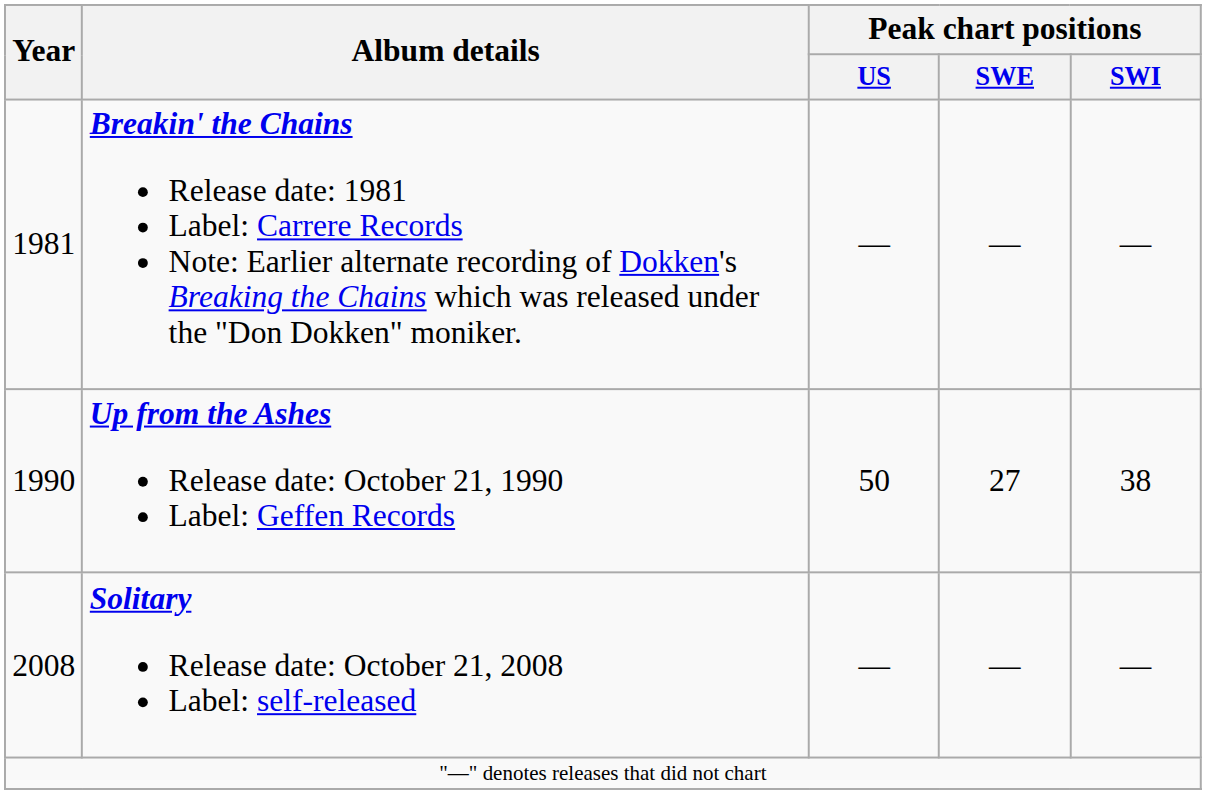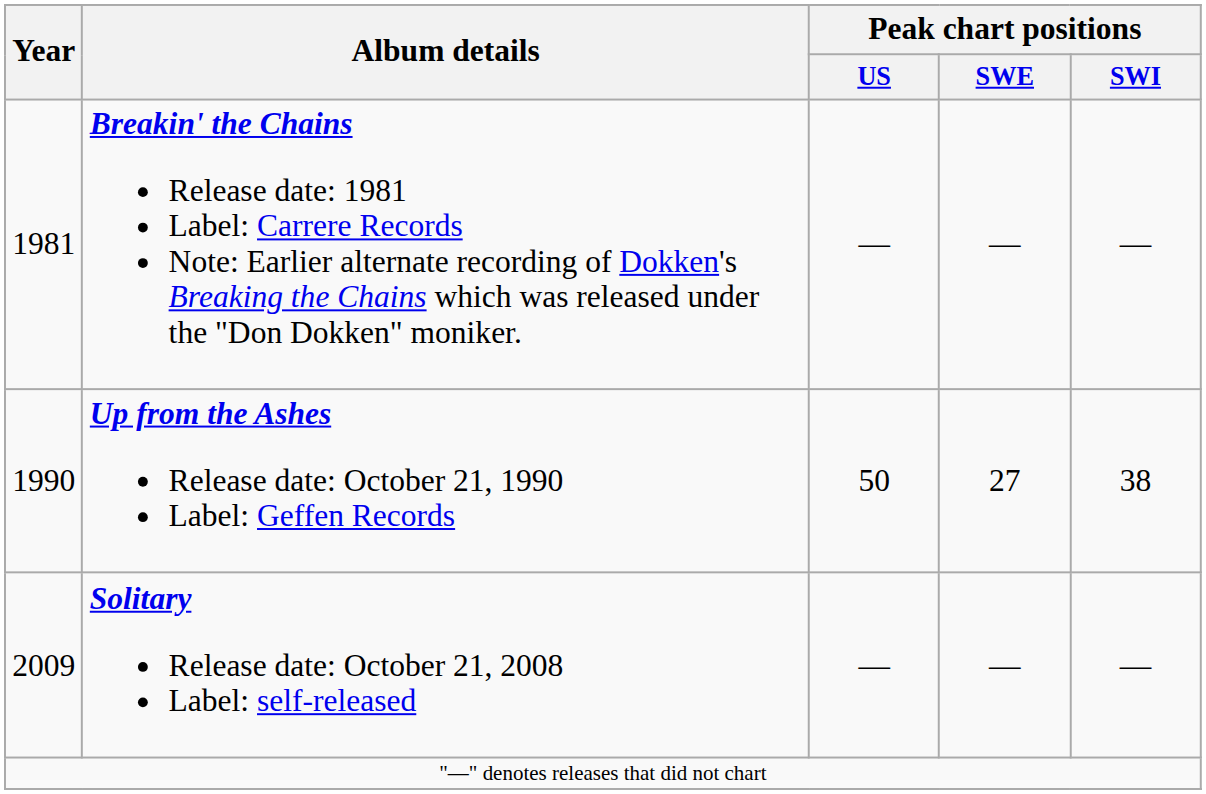(44, 664) 2008 -> (44, 664) 2009
